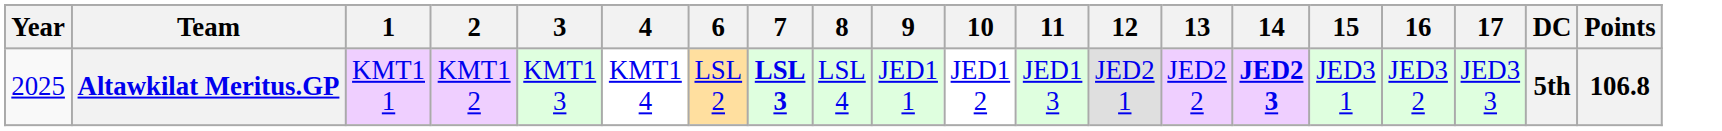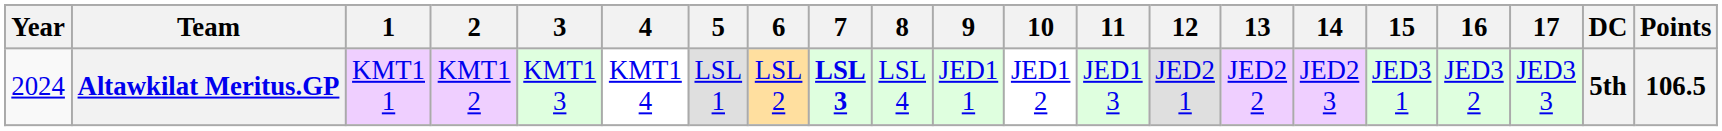+ column: (718, 26)
(38, 86) 2025 -> (38, 86) 2024
(1271, 86) bold -> (1330, 86) normal
(1620, 86) 106.8 -> (1676, 86) 106.5
